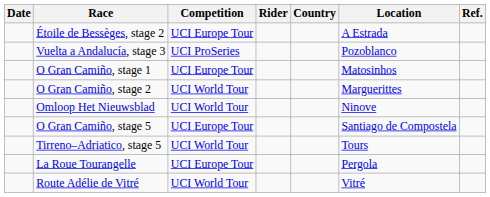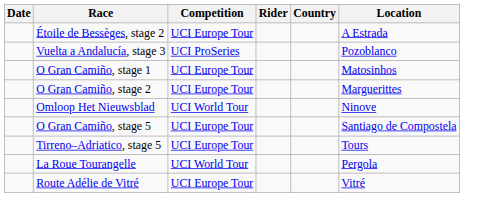- column: (472, 13)
(210, 88) UCI World Tour -> (212, 88) UCI Europe Tour
(210, 145) UCI World Tour -> (212, 145) UCI Europe Tour
(212, 164) UCI Europe Tour -> (210, 164) UCI World Tour
(210, 182) UCI World Tour -> (212, 182) UCI Europe Tour
